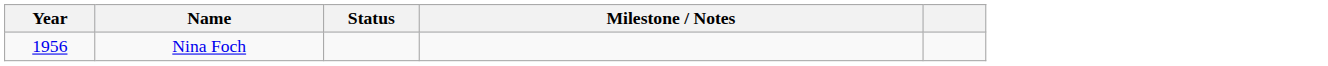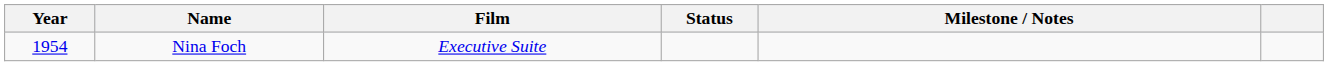+ column: (492, 18)
(50, 46) 1956 -> (50, 46) 1954
